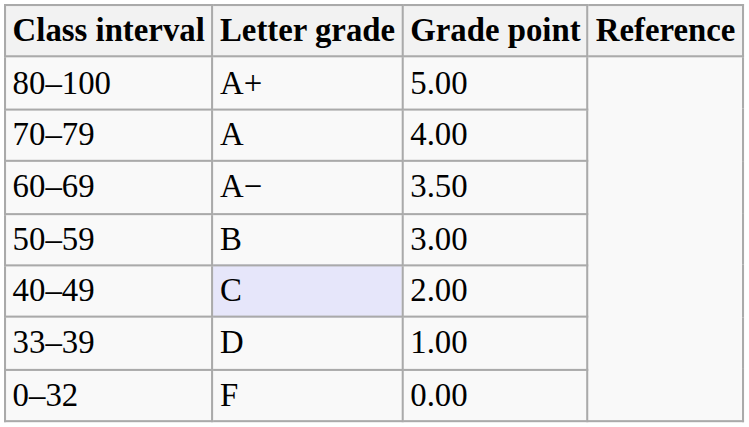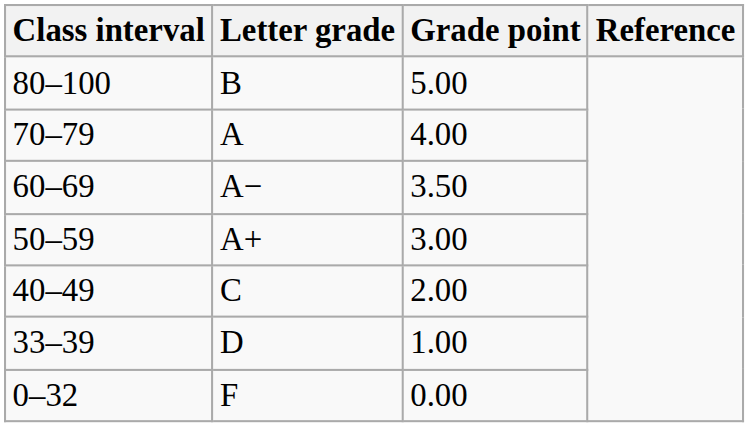(241, 82) A+ -> (231, 82) B
(231, 238) B -> (241, 238) A+
(231, 290) lavender background -> (231, 290) no background
